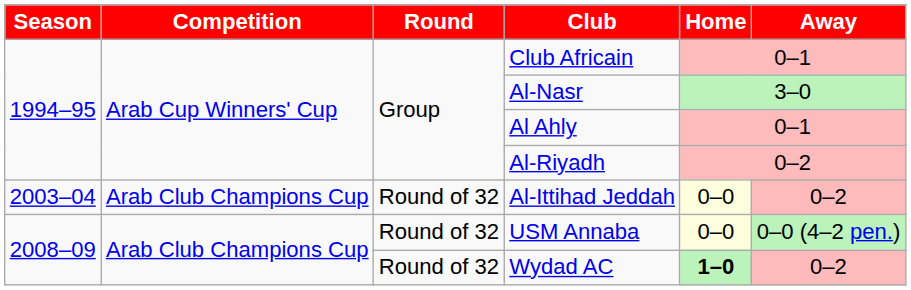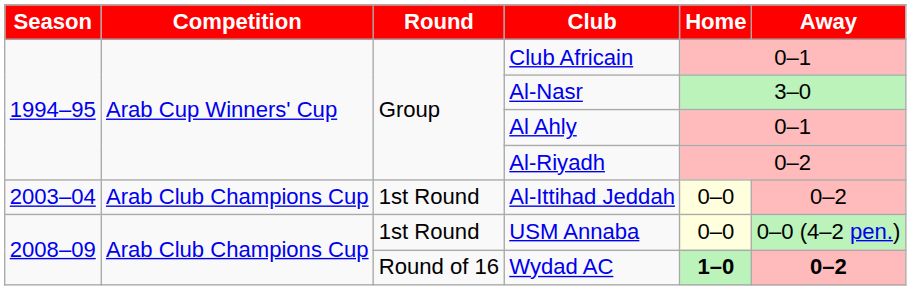(439, 197) Round of 32 -> (429, 197) 1st Round
(439, 232) Round of 32 -> (429, 232) 1st Round
(439, 267) Round of 32 -> (439, 267) Round of 16
(828, 267) normal -> (828, 267) bold
